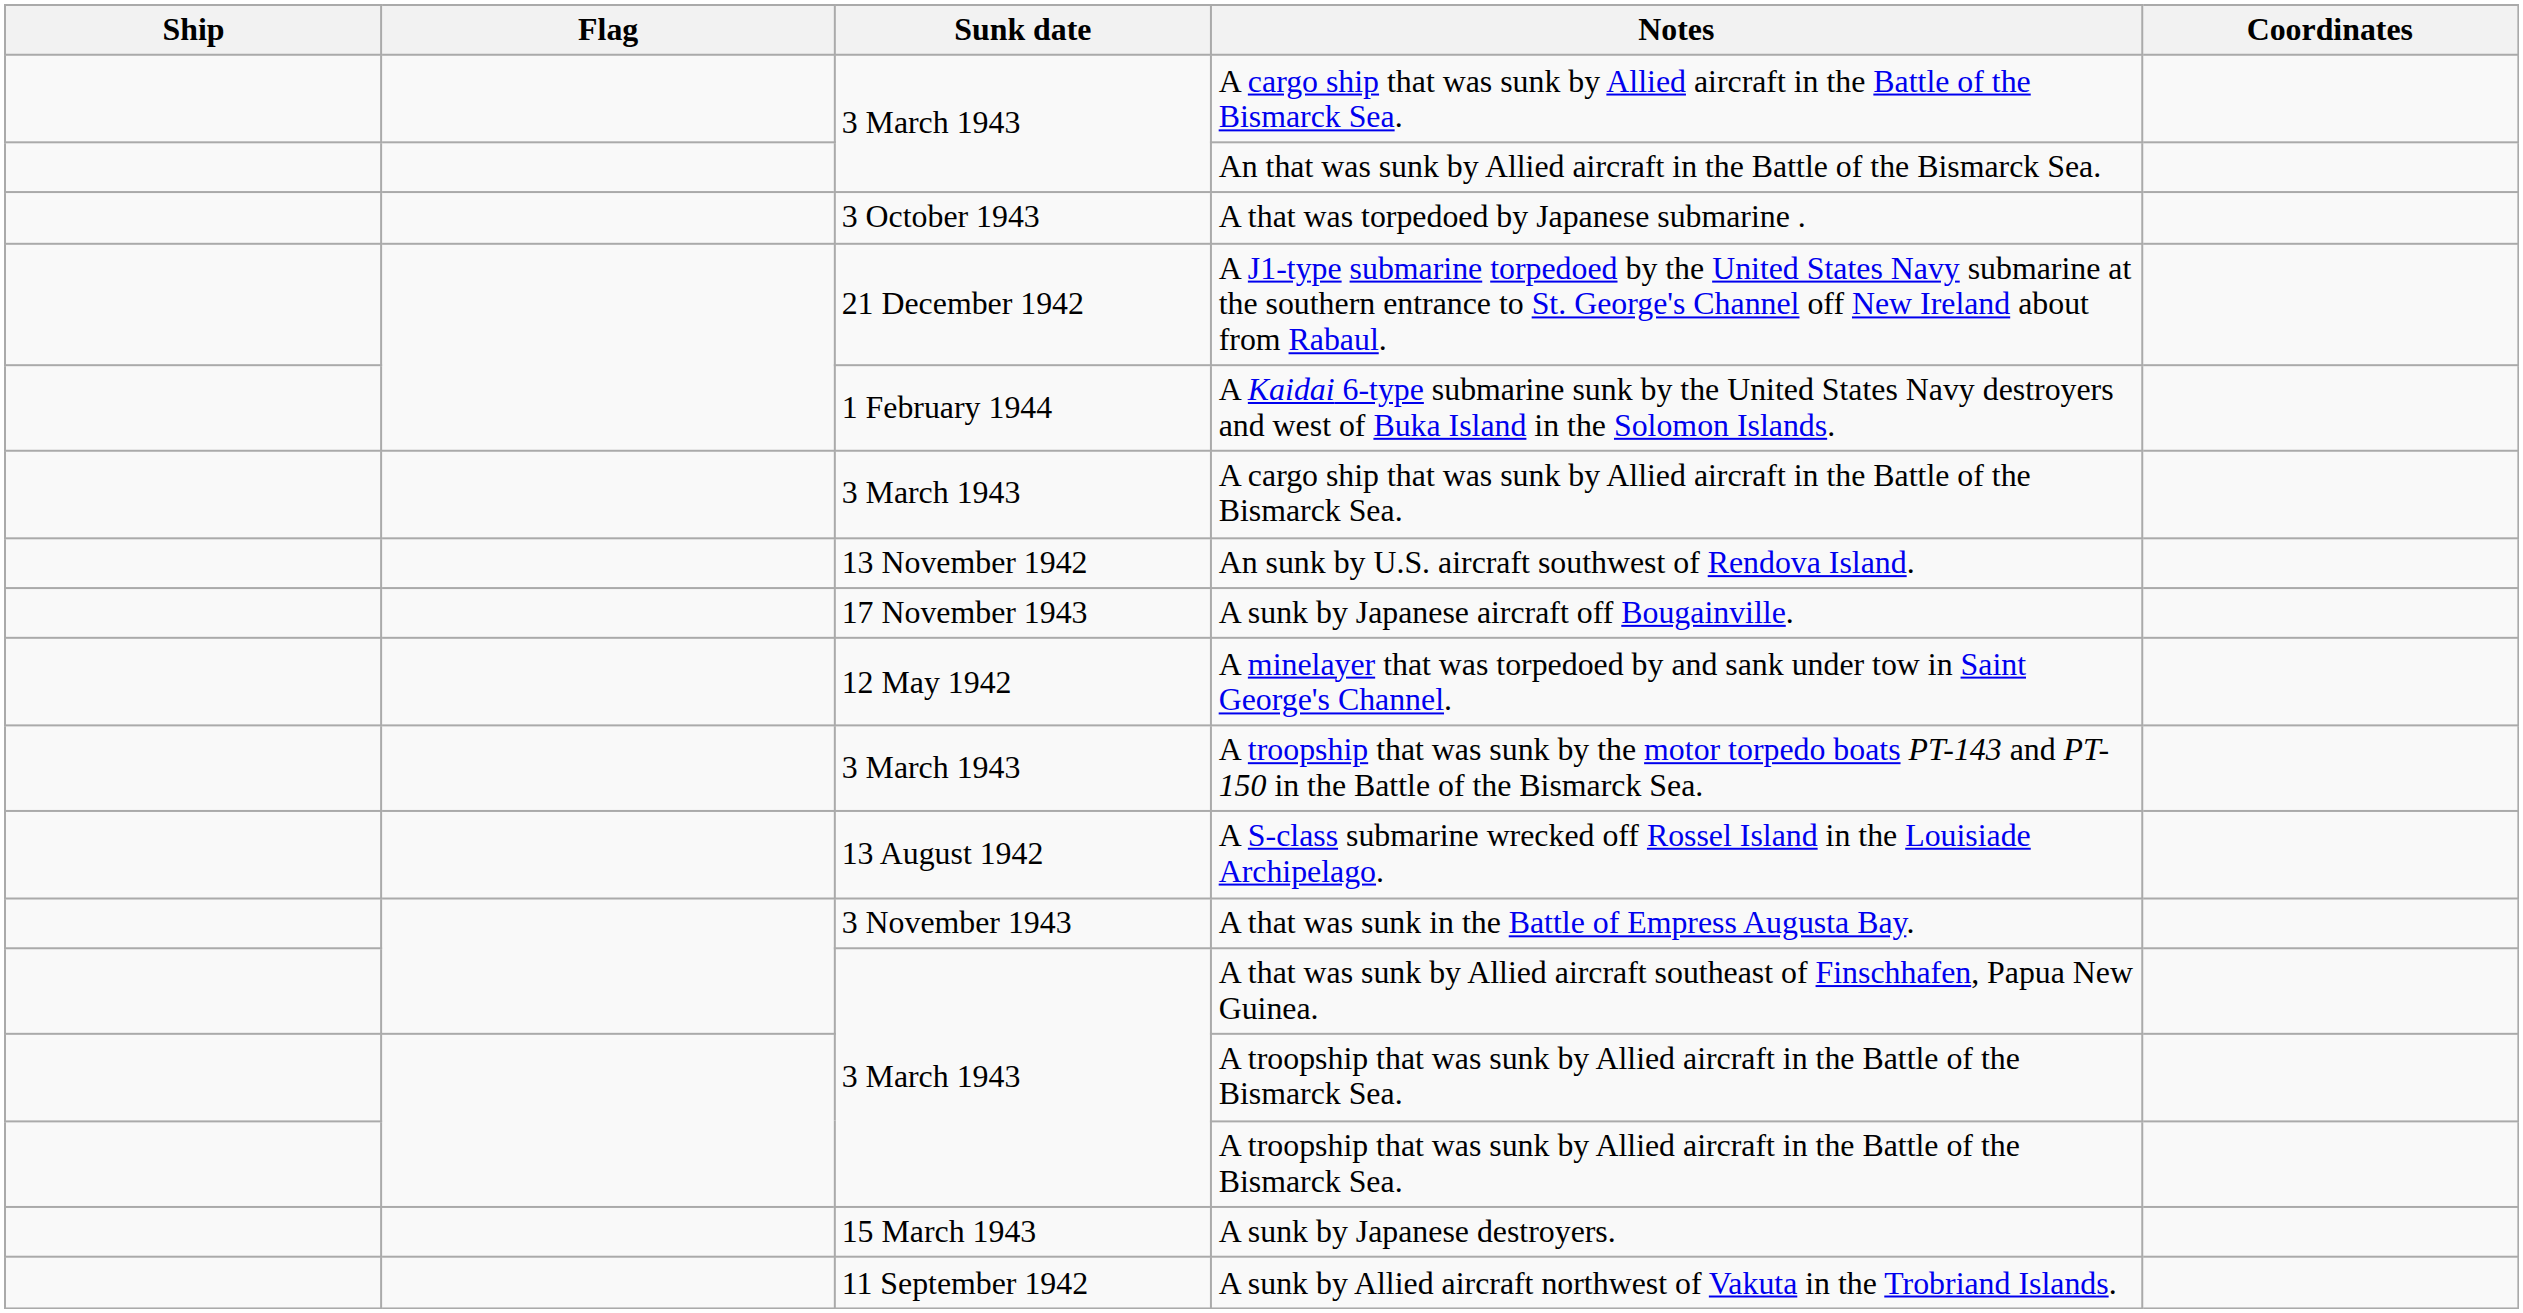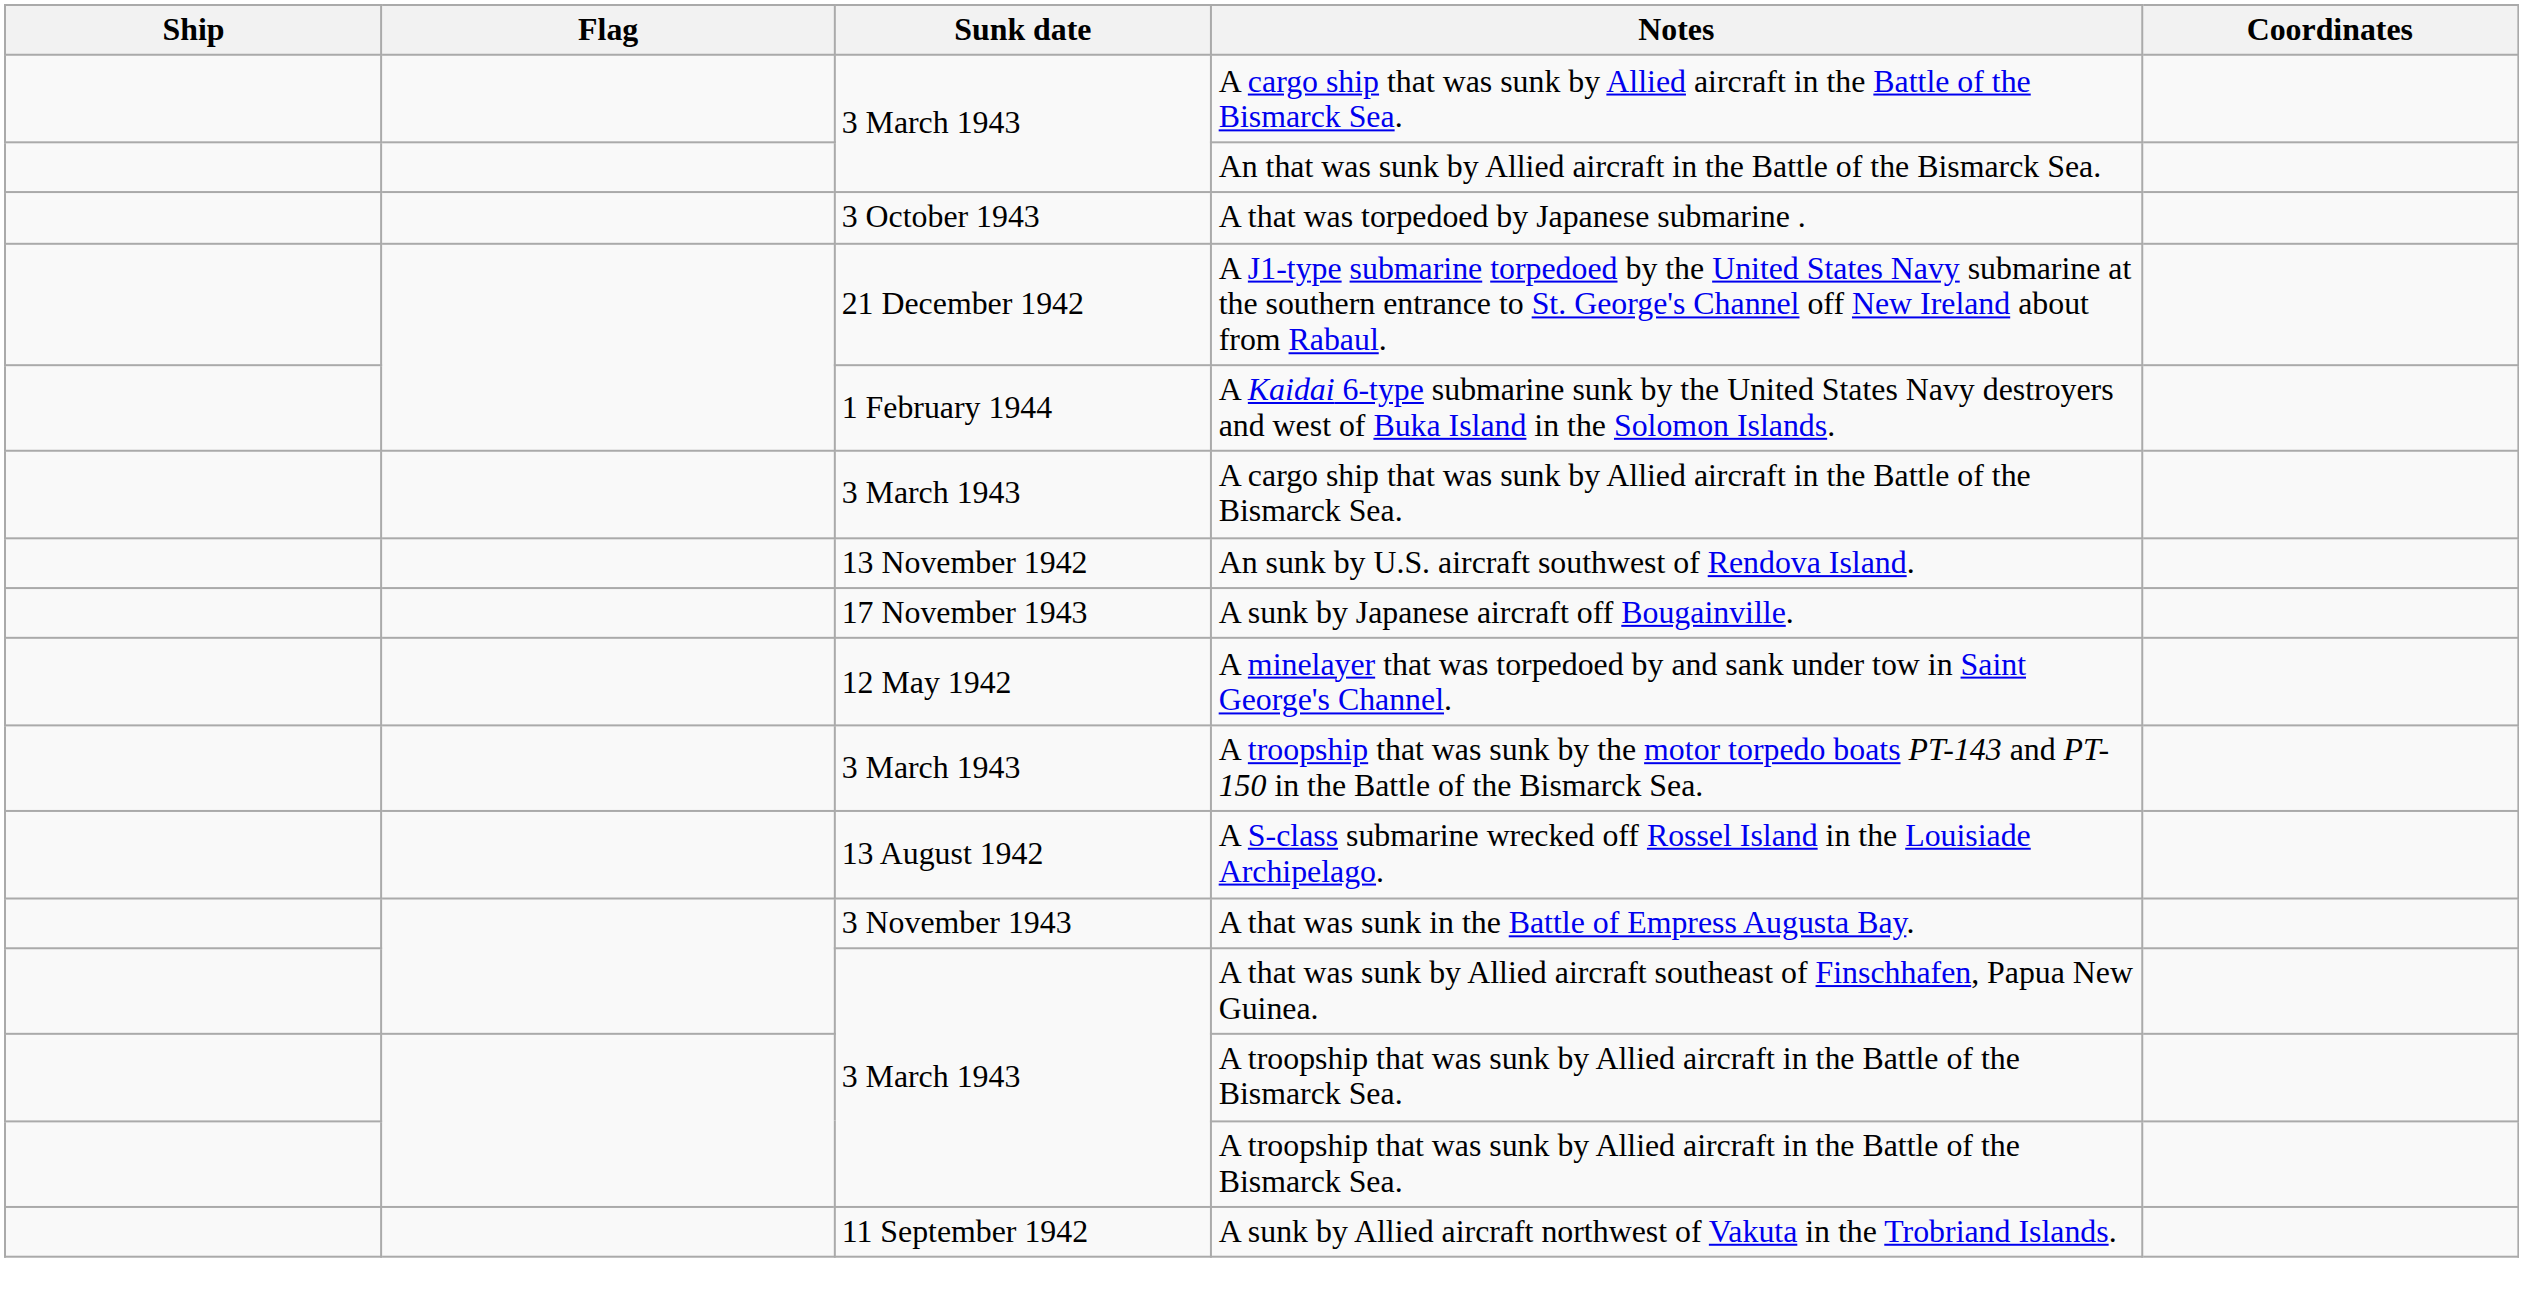- row: (939, 1231)
